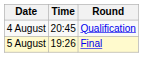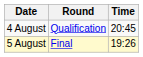columns swapped: (63, 12) <-> (108, 12)
